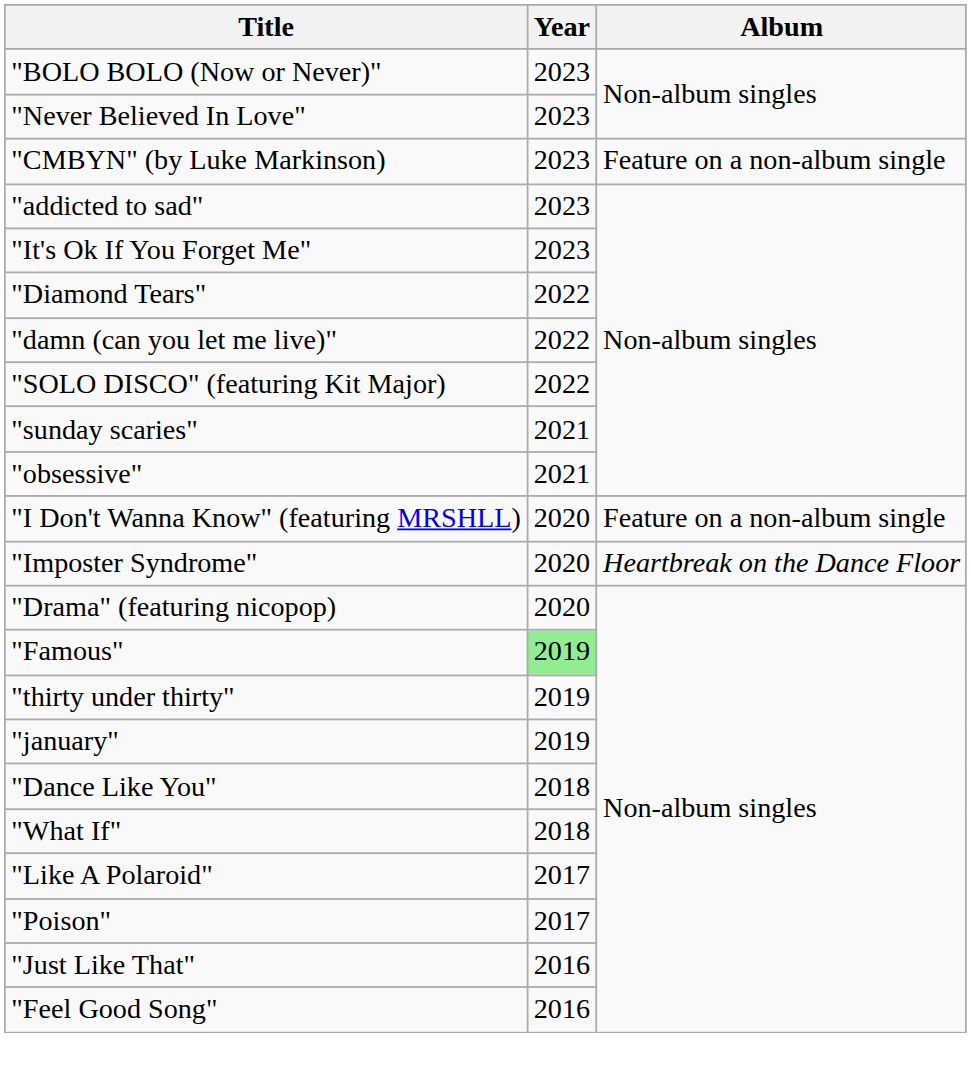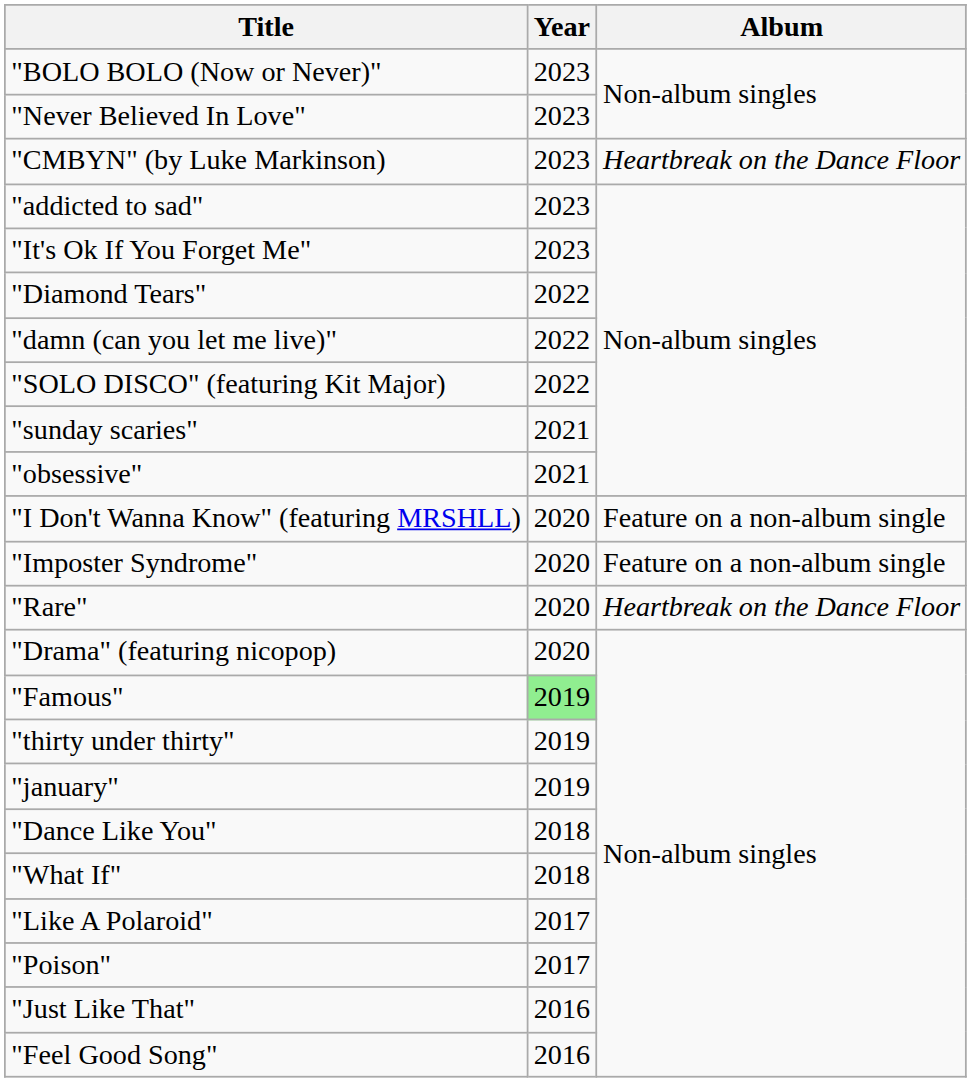(774, 160) Feature on a non-album single -> (782, 160) Heartbreak on the Dance Floor
(782, 562) Heartbreak on the Dance Floor -> (774, 562) Feature on a non-album single
+ row: (49, 607)
